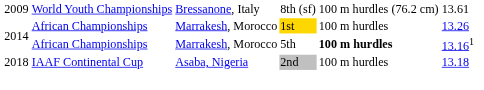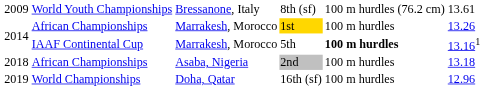(90, 44) African Championships -> (87, 44) IAAF Continental Cup
(87, 62) IAAF Continental Cup -> (90, 62) African Championships
+ row: (301, 79)
